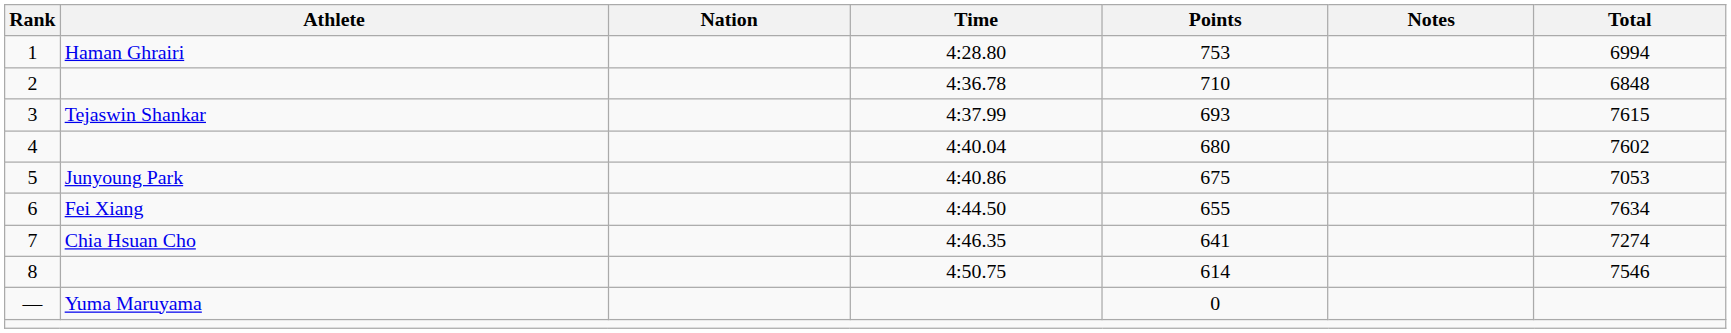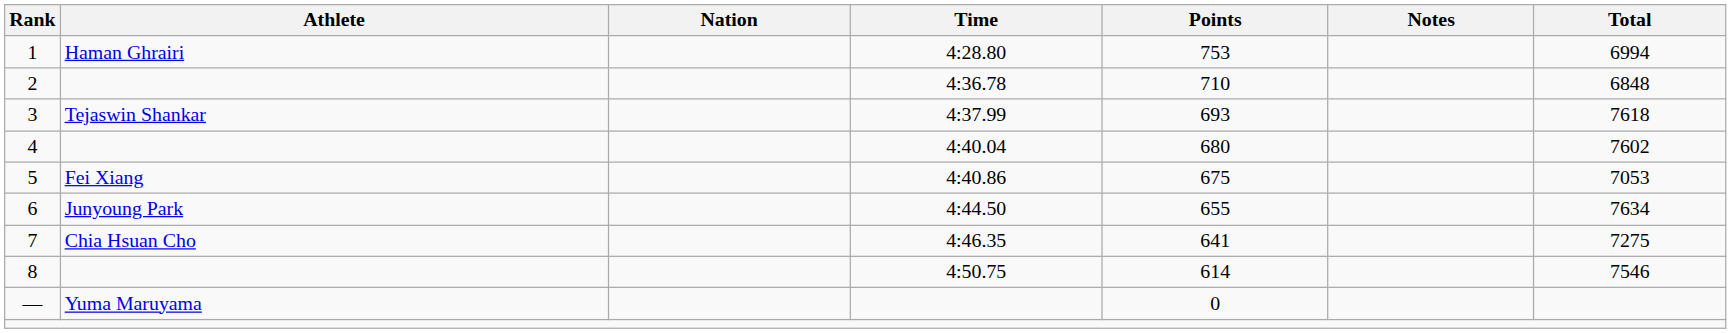(1630, 114) 7615 -> (1630, 114) 7618
(124, 177) Junyoung Park -> (104, 177) Fei Xiang
(104, 209) Fei Xiang -> (124, 209) Junyoung Park
(1630, 240) 7274 -> (1630, 240) 7275
